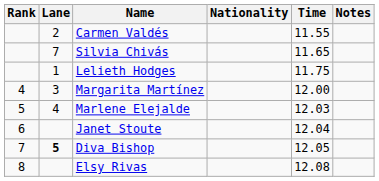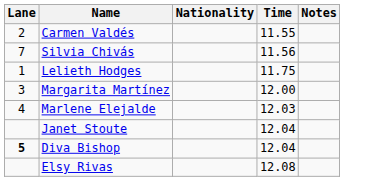- column: (22, 14)
(312, 53) 11.65 -> (278, 53) 11.56
(312, 148) 12.05 -> (278, 148) 12.04
